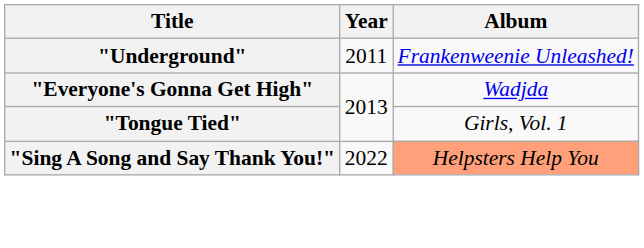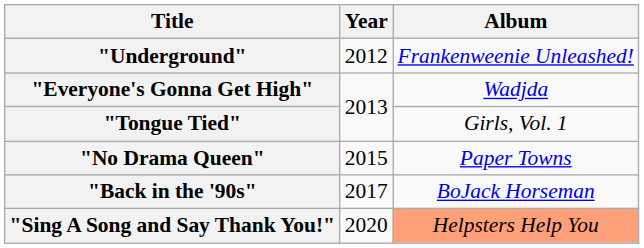(366, 55) 2011 -> (366, 55) 2012
+ row: (172, 157)
+ row: (172, 191)
(366, 157) 2022 -> (366, 225) 2020
